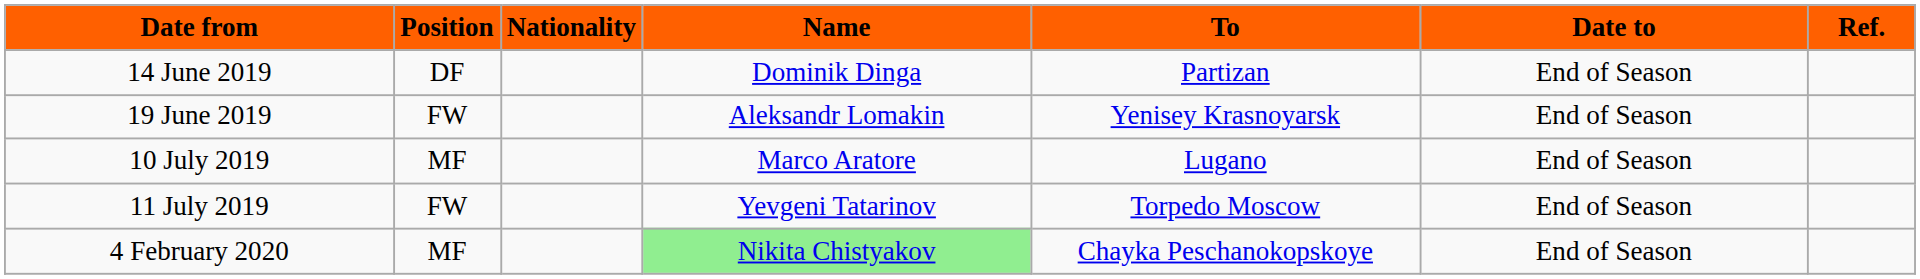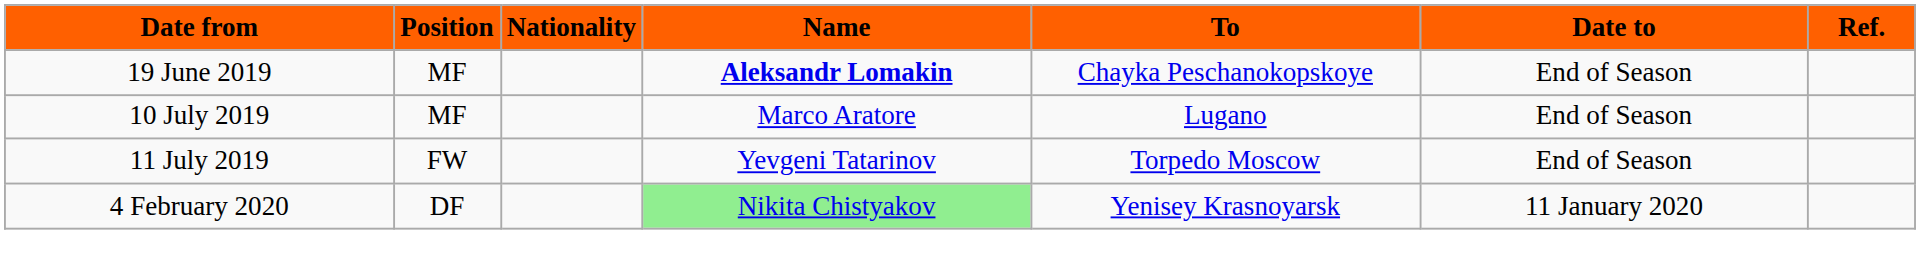- row: (199, 71)
(447, 116) FW -> (447, 71) MF
(837, 116) normal -> (837, 71) bold
(1225, 116) Yenisey Krasnoyarsk -> (1225, 71) Chayka Peschanokopskoye
(447, 250) MF -> (447, 205) DF
(1225, 250) Chayka Peschanokopskoye -> (1225, 205) Yenisey Krasnoyarsk
(1614, 250) End of Season -> (1614, 205) 11 January 2020
